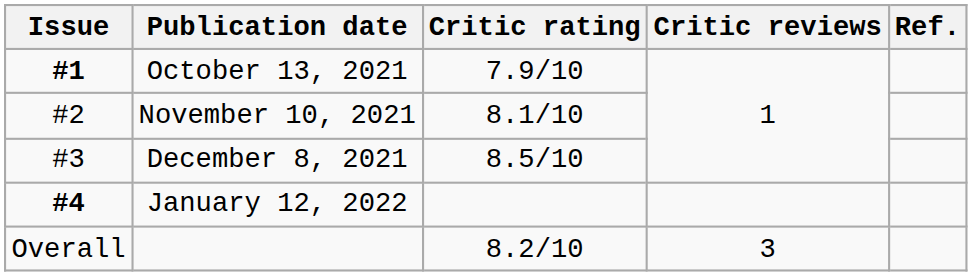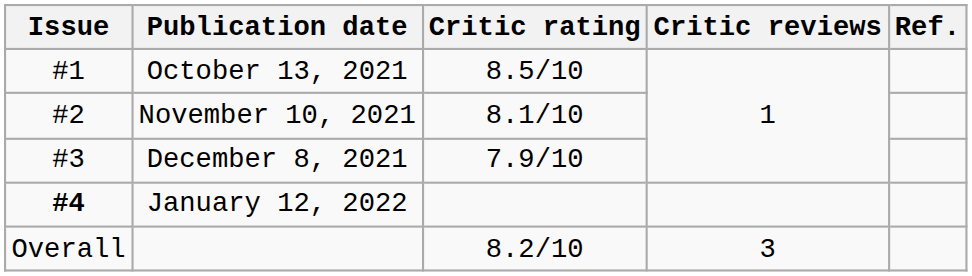(69, 71) bold -> (69, 71) normal
(535, 71) 7.9/10 -> (535, 71) 8.5/10
(535, 160) 8.5/10 -> (535, 160) 7.9/10
